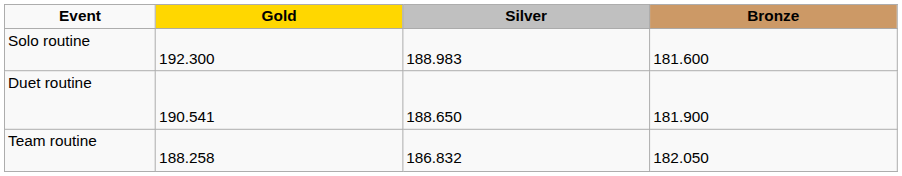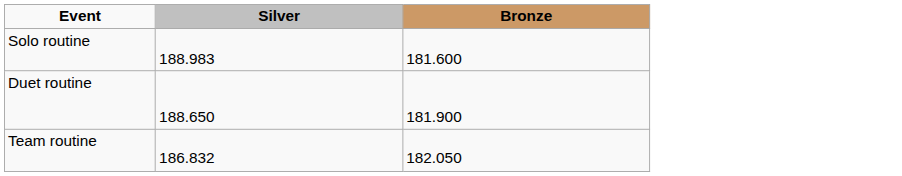- column: (279, 16)
